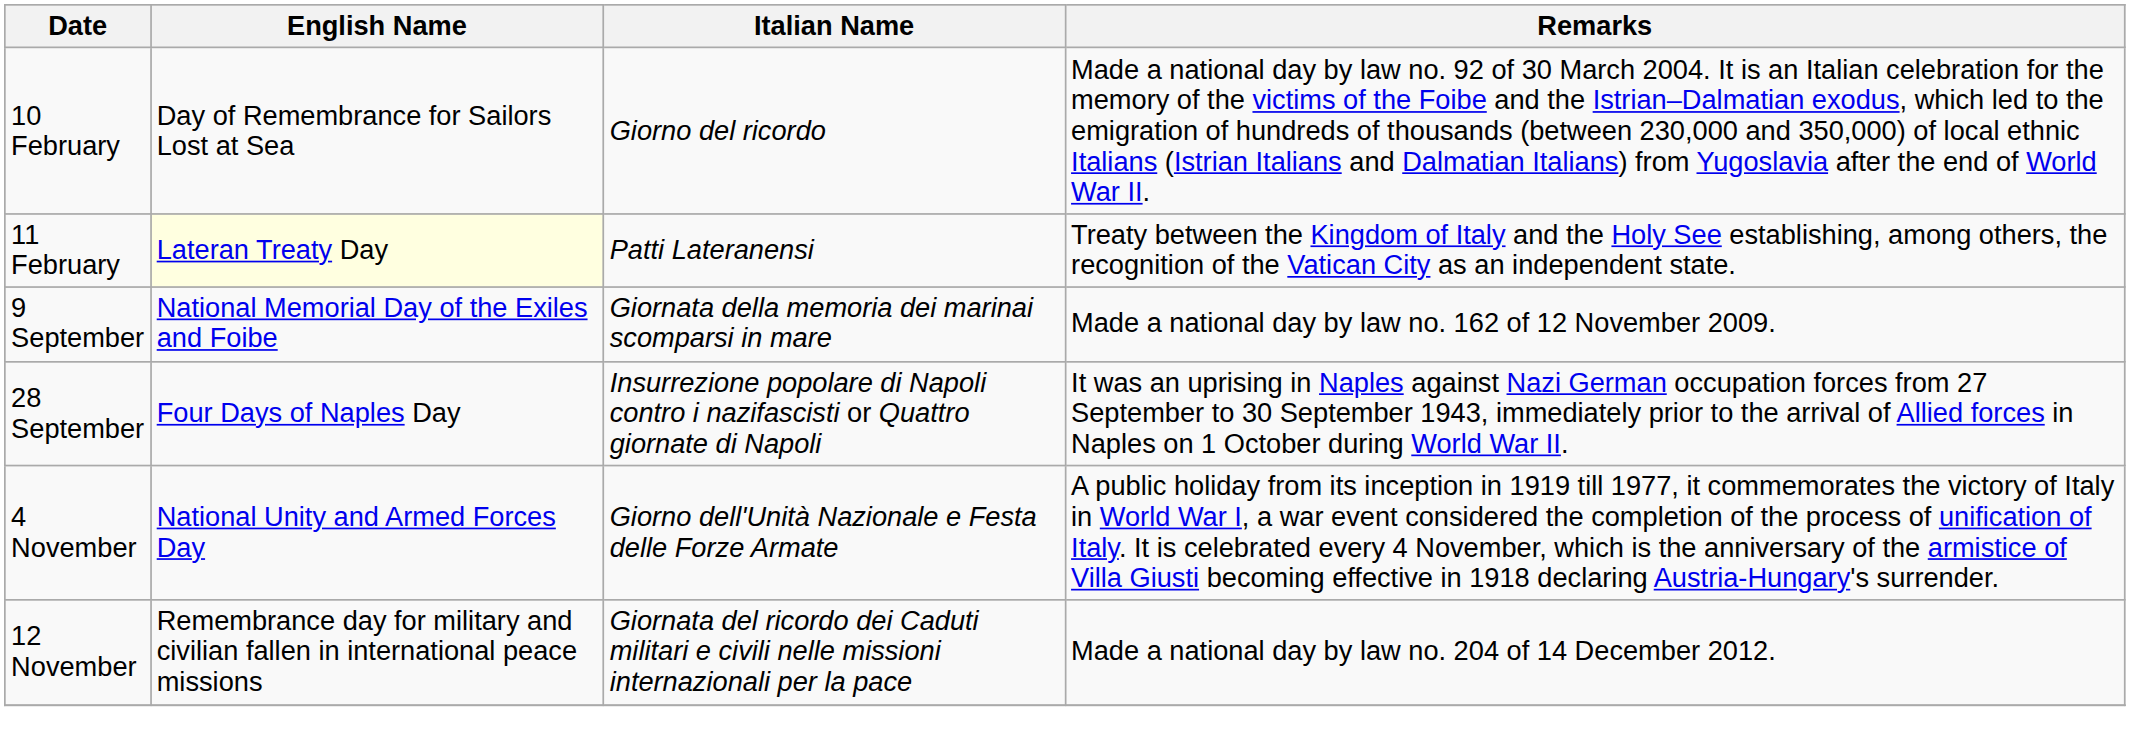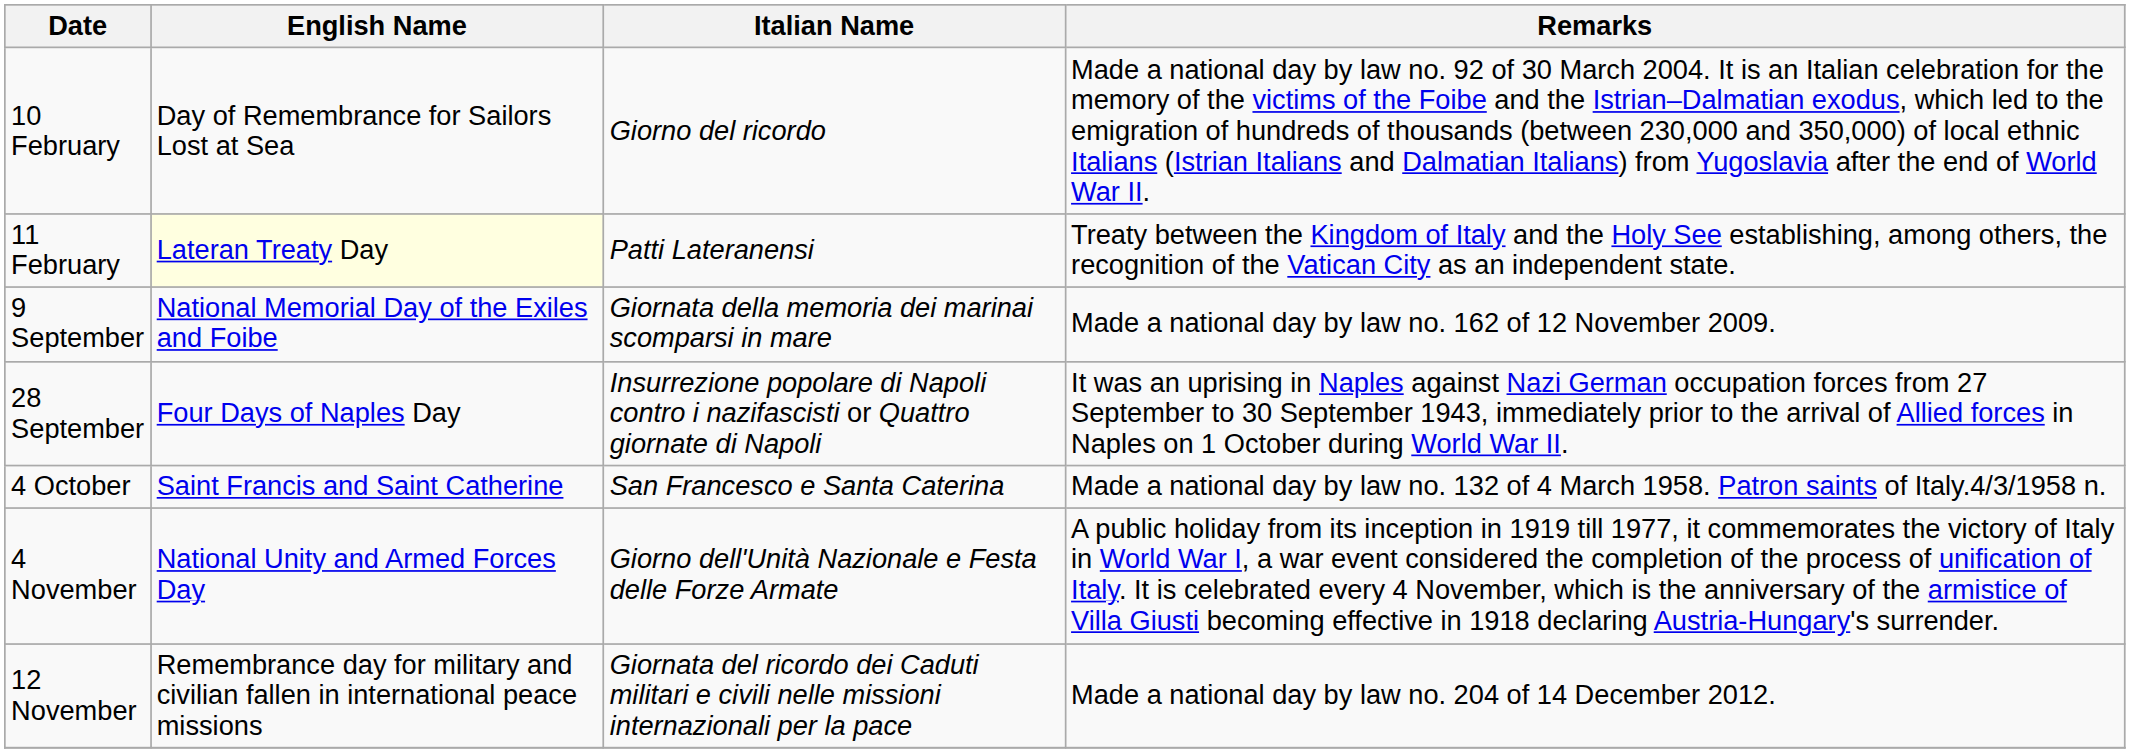+ row: (71, 486)
